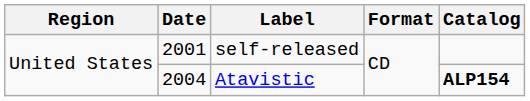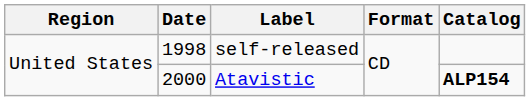(184, 50) 2001 -> (184, 50) 1998
(184, 80) 2004 -> (184, 80) 2000
